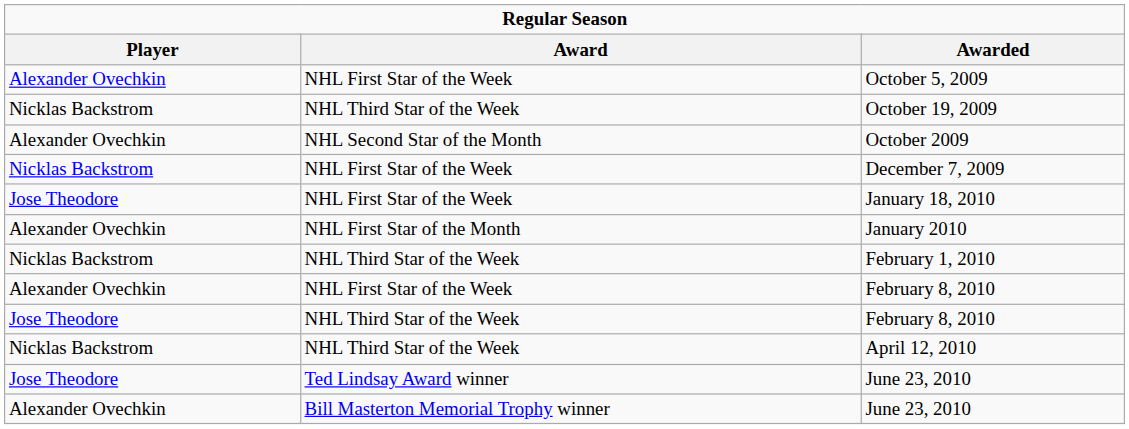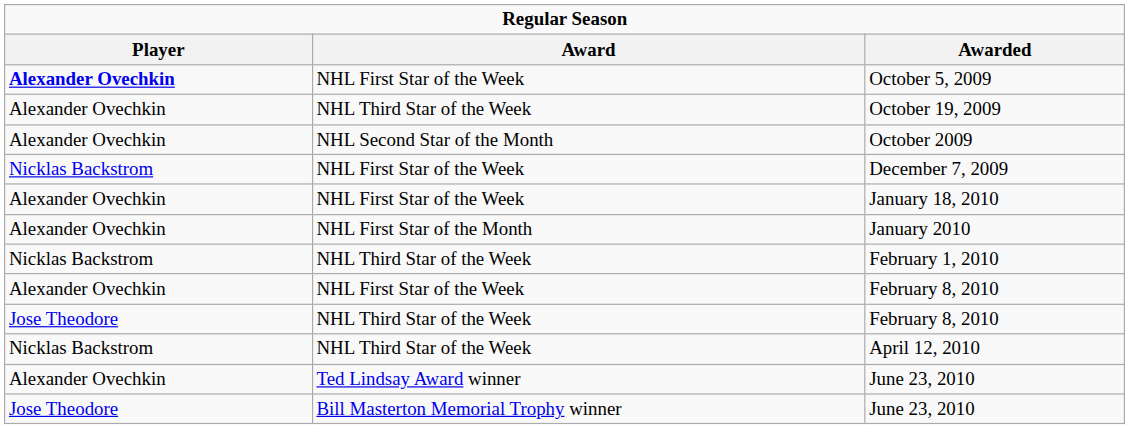(87, 79) normal -> (92, 79) bold
(81, 109) Nicklas Backstrom -> (87, 109) Alexander Ovechkin
(64, 199) Jose Theodore -> (87, 199) Alexander Ovechkin
(64, 378) Jose Theodore -> (87, 378) Alexander Ovechkin
(87, 408) Alexander Ovechkin -> (64, 408) Jose Theodore
